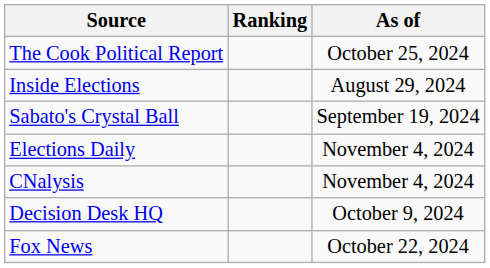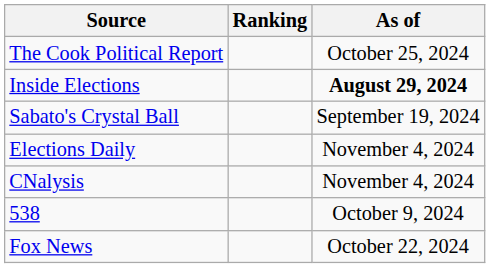(398, 85) normal -> (398, 85) bold
- row: (86, 213)
+ row: (25, 213)
